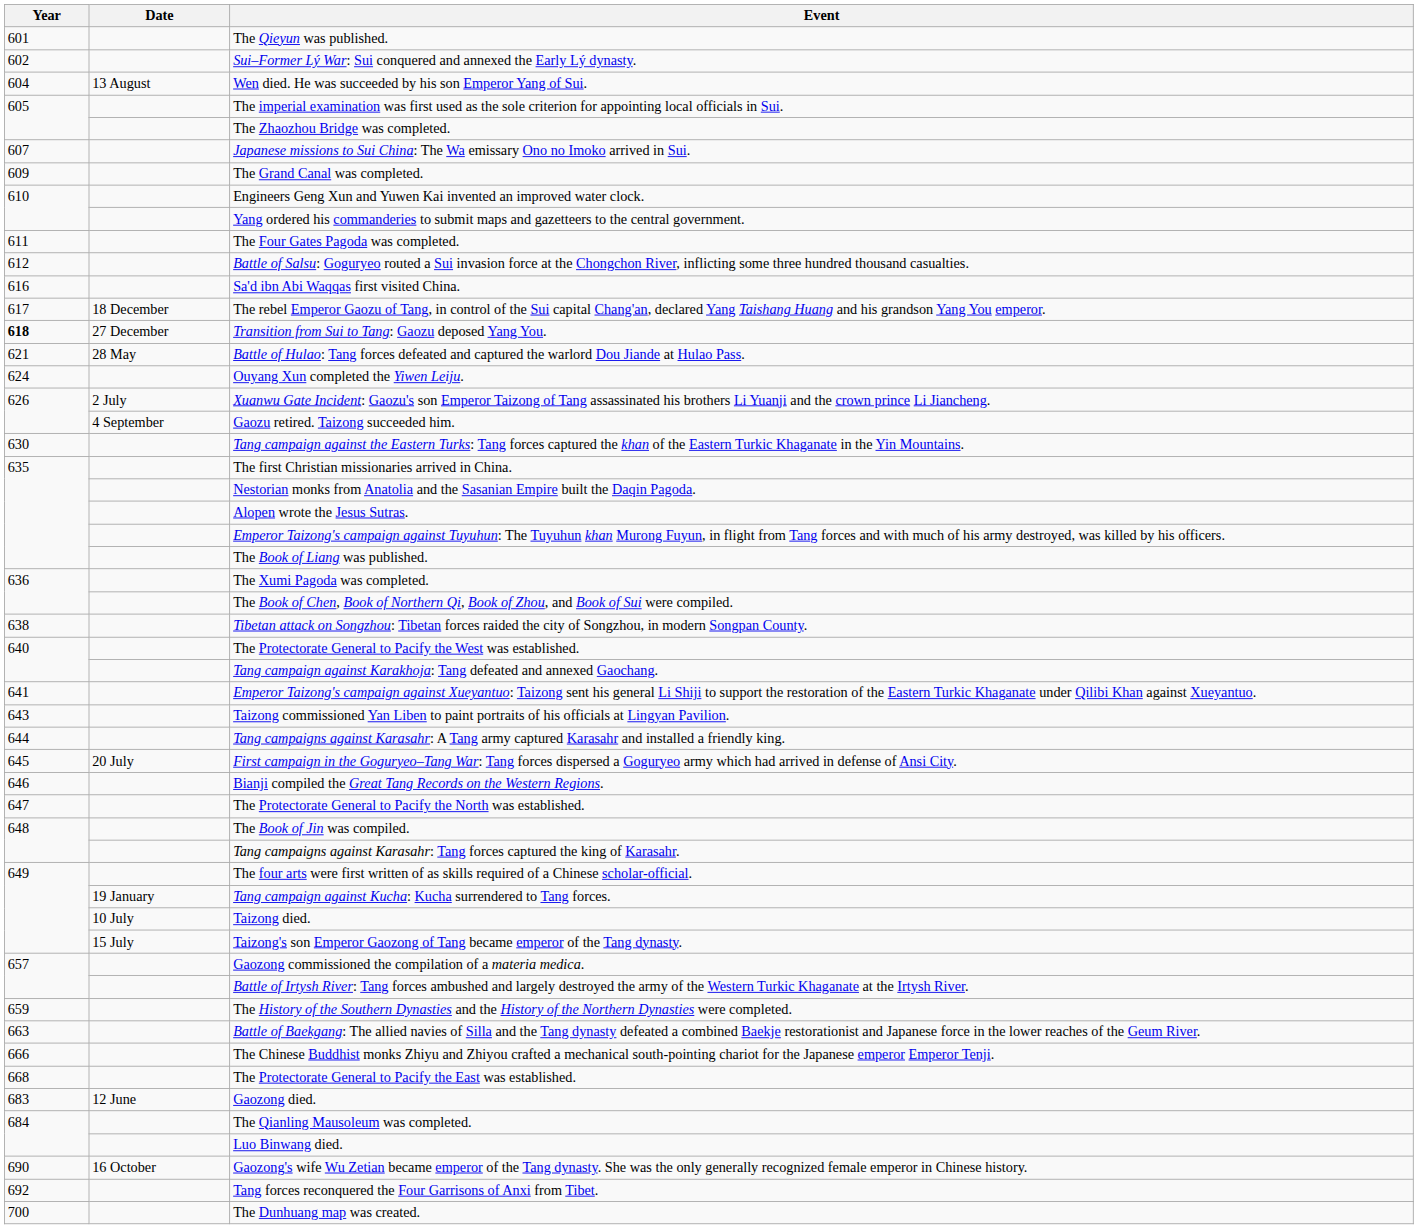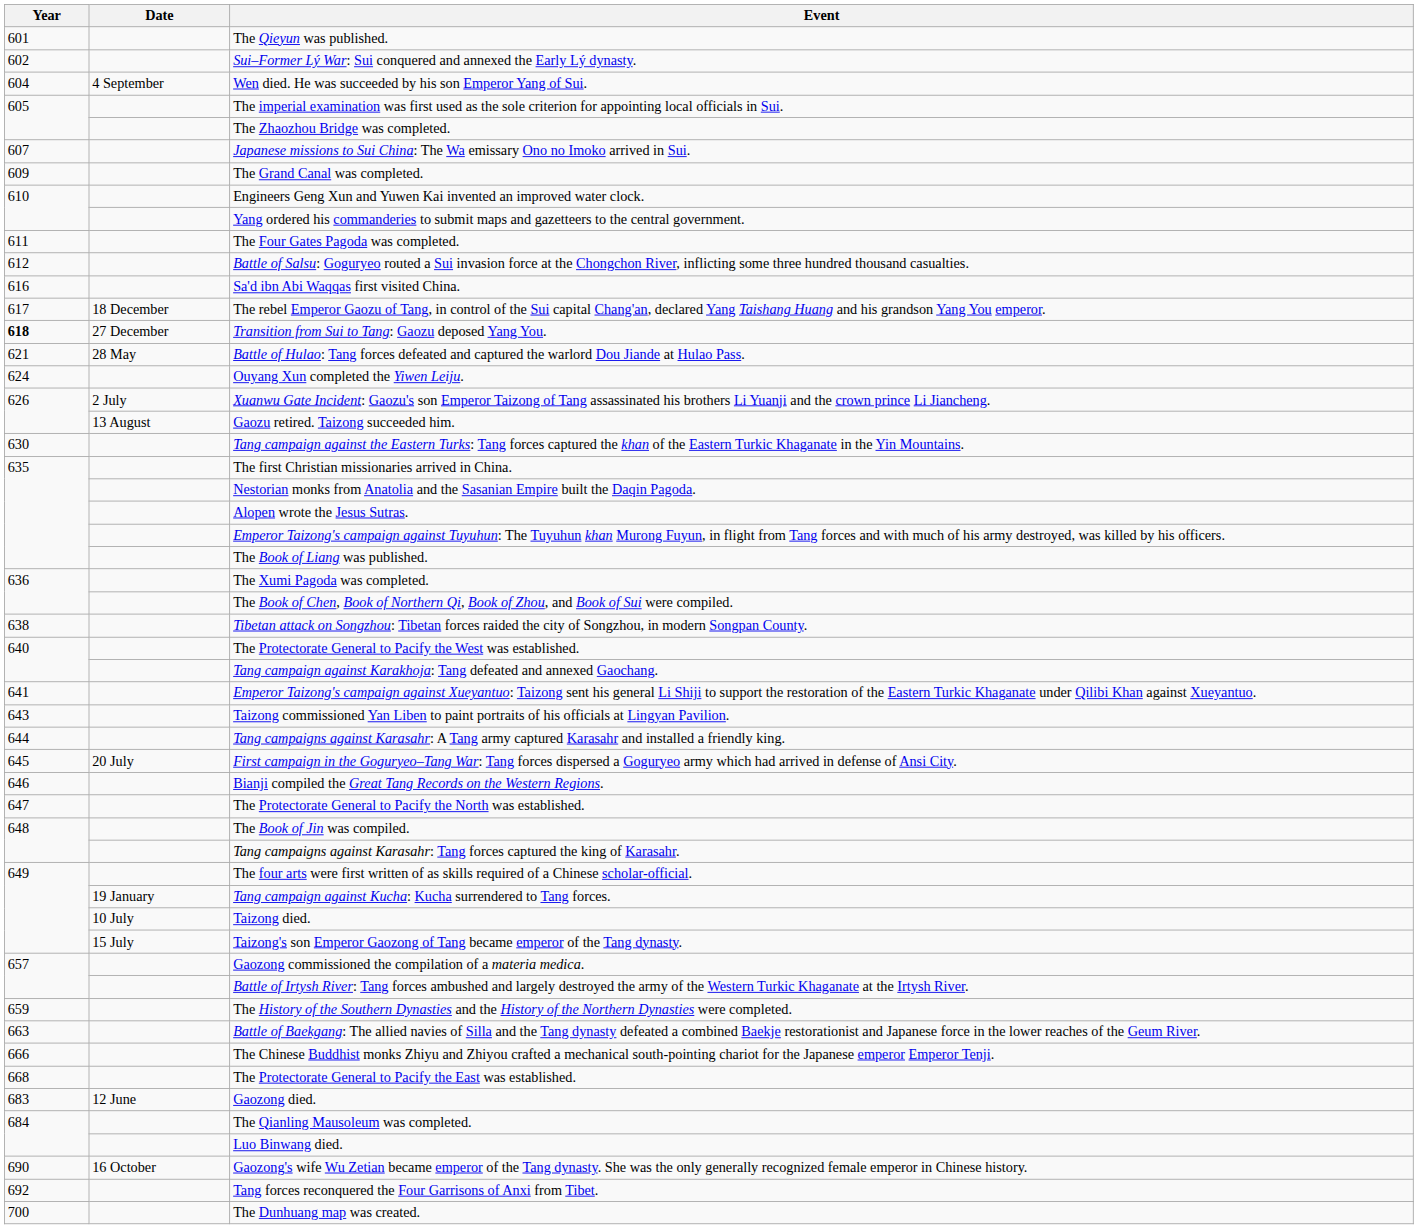(121, 83) 13 August -> (128, 83) 4 September
(128, 422) 4 September -> (121, 422) 13 August
